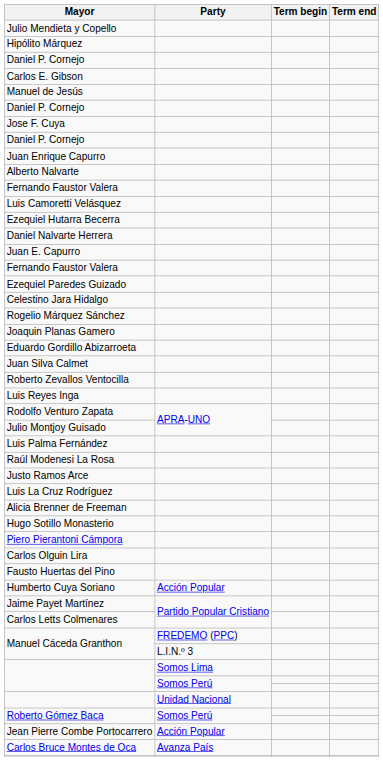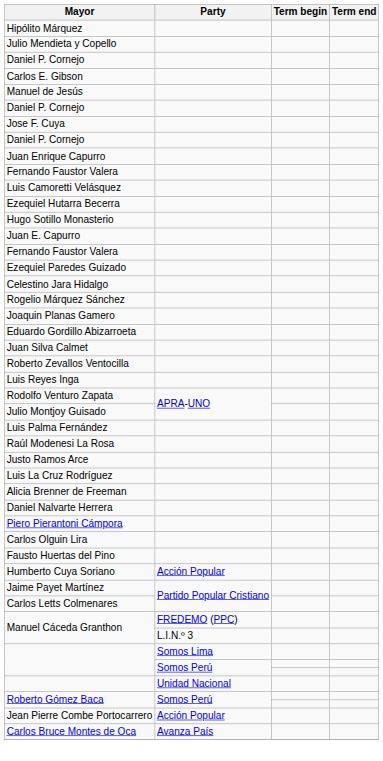rows swapped: (62, 28) <-> (44, 44)
- row: (43, 172)
rows swapped: (60, 236) <-> (60, 524)
